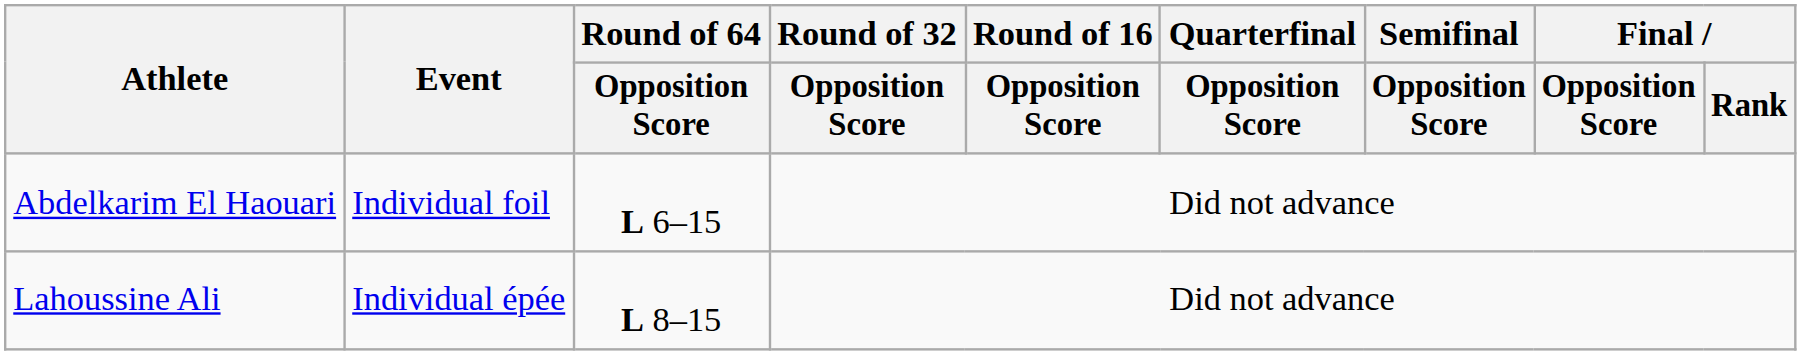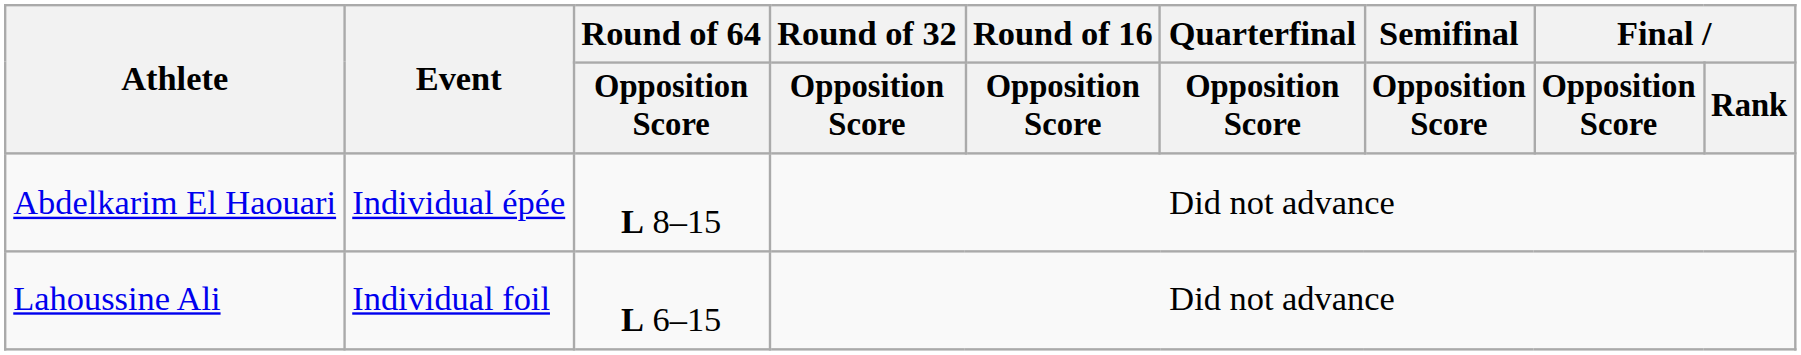(451, 202) Individual foil -> (459, 202) Individual épée
(671, 222) L 6–15 -> (671, 222) L 8–15
(459, 299) Individual épée -> (451, 299) Individual foil
(671, 319) L 8–15 -> (671, 319) L 6–15
